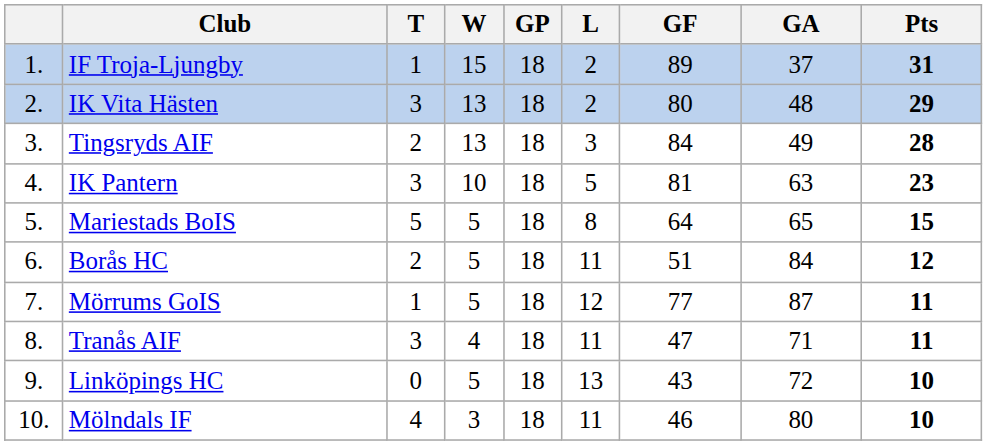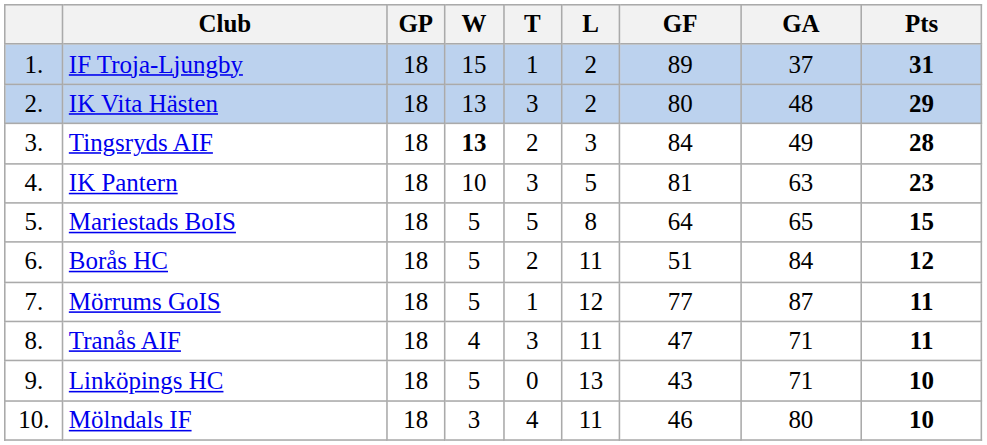columns swapped: (532, 24) <-> (416, 24)
(474, 143) normal -> (474, 143) bold
(801, 380) 72 -> (801, 380) 71
